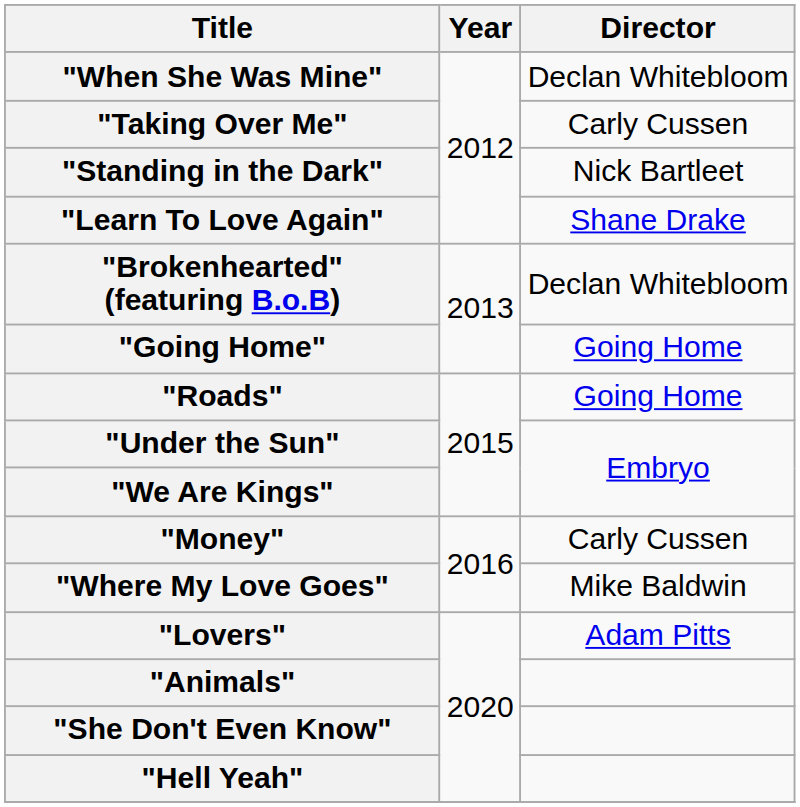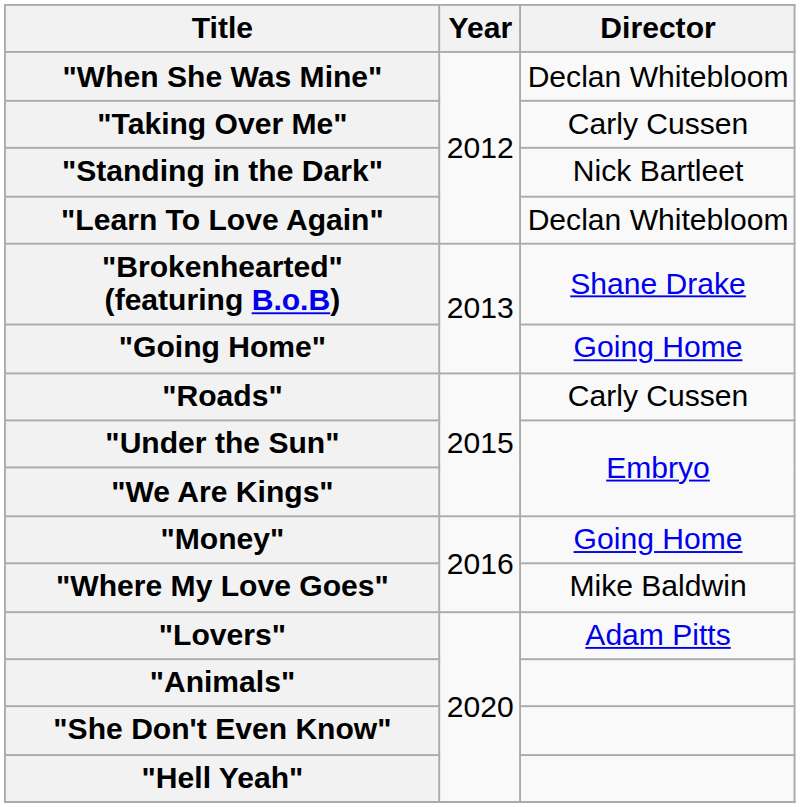(658, 219) Shane Drake -> (658, 219) Declan Whitebloom
(658, 283) Declan Whitebloom -> (658, 283) Shane Drake
(658, 396) Going Home -> (658, 396) Carly Cussen
(658, 539) Carly Cussen -> (658, 539) Going Home
